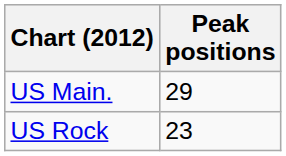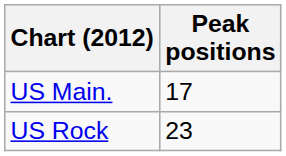(179, 91) 29 -> (179, 91) 17
